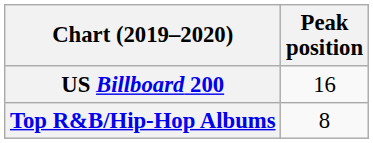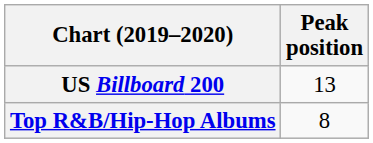(325, 84) 16 -> (325, 84) 13
